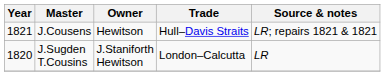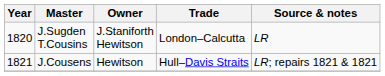rows swapped: (62, 55) <-> (64, 31)
